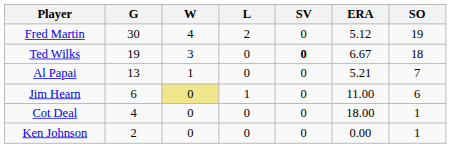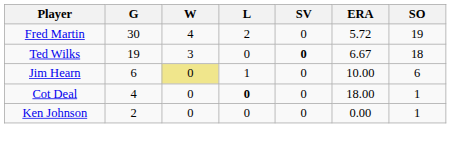(360, 34) 5.12 -> (360, 34) 5.72
- row: (55, 73)
(360, 93) 11.00 -> (360, 73) 10.00
(247, 113) normal -> (247, 93) bold
